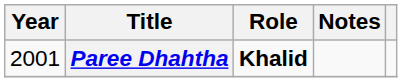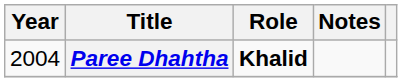(35, 58) 2001 -> (35, 58) 2004
